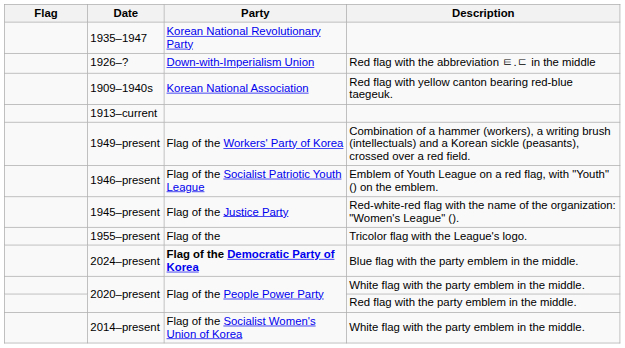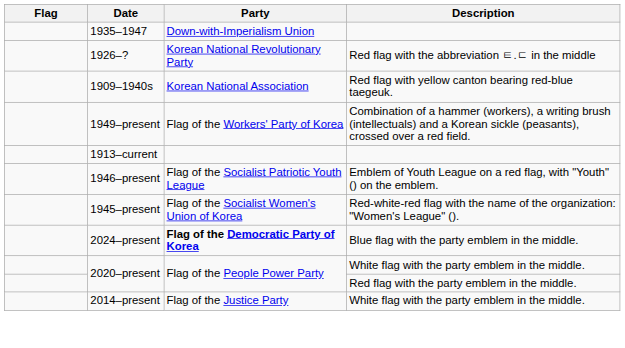(244, 37) Korean National Revolutionary Party -> (240, 31) Down-with-Imperialism Union
(240, 63) Down-with-Imperialism Union -> (244, 55) Korean National Revolutionary Party
rows swapped: (124, 113) <-> (125, 144)
(227, 212) Flag of the Justice Party -> (241, 209) Flag of the Socialist Women's Union of Korea
- row: (125, 236)
(241, 327) Flag of the Socialist Women's Union of Korea -> (227, 301) Flag of the Justice Party
